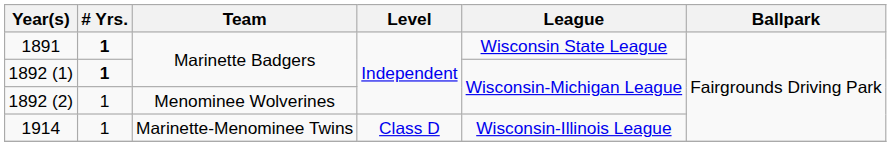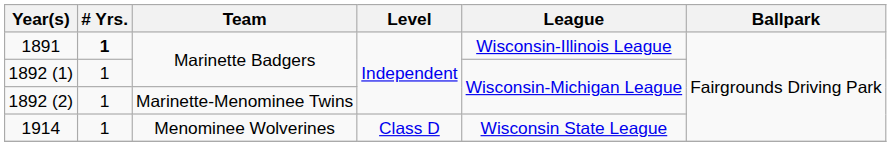(574, 46) Wisconsin State League -> (574, 46) Wisconsin-Illinois League
(105, 73) bold -> (105, 73) normal
(245, 101) Menominee Wolverines -> (245, 101) Marinette-Menominee Twins
(245, 128) Marinette-Menominee Twins -> (245, 128) Menominee Wolverines
(574, 128) Wisconsin-Illinois League -> (574, 128) Wisconsin State League
